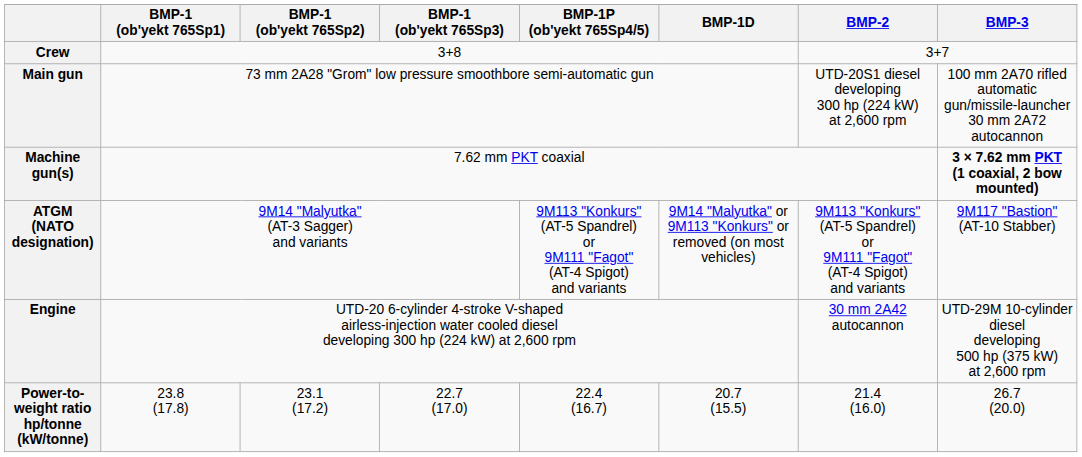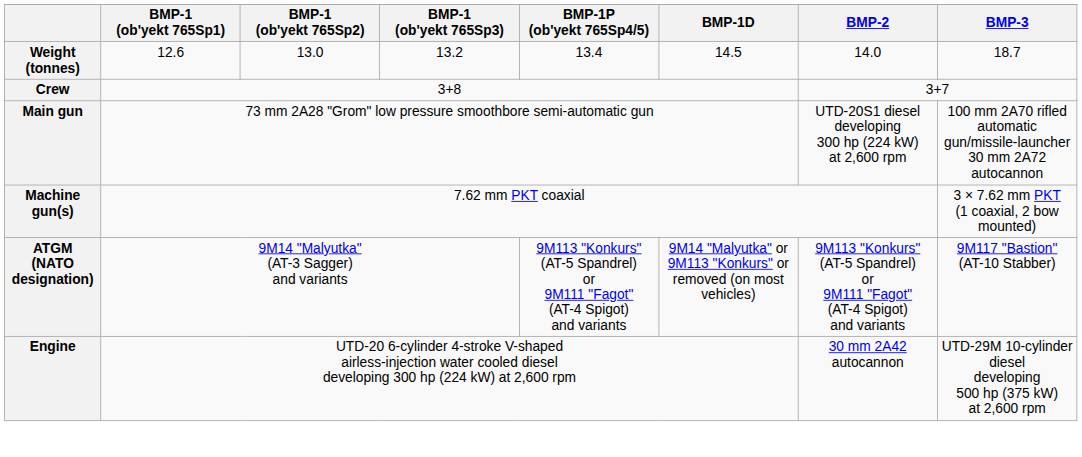+ row: (53, 60)
(1007, 173) bold -> (1007, 211) normal
- row: (53, 417)
